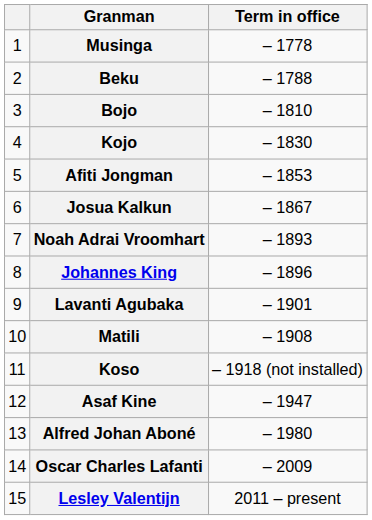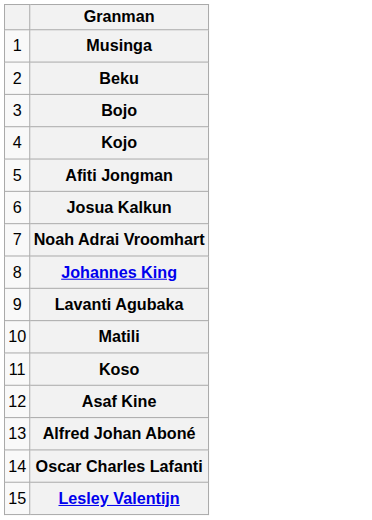- column: (287, 17)
